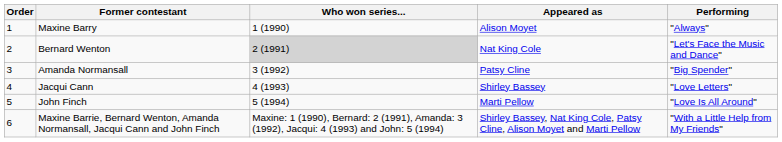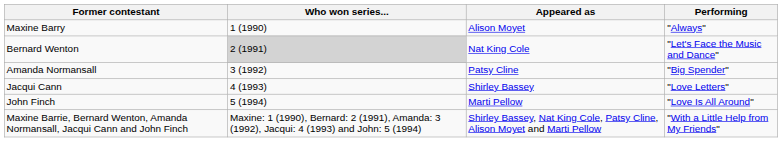- column: (20, 12)
